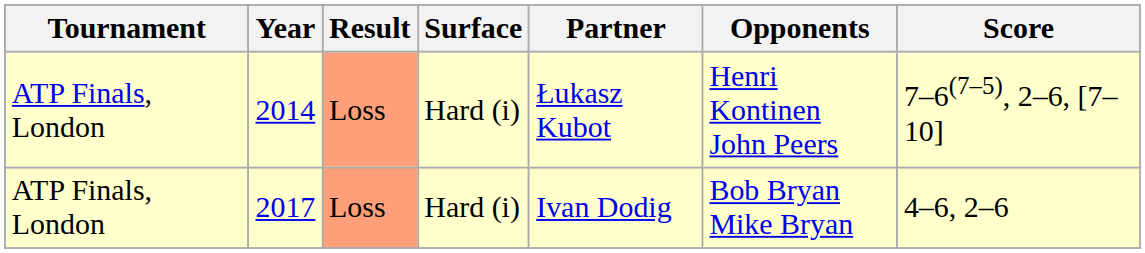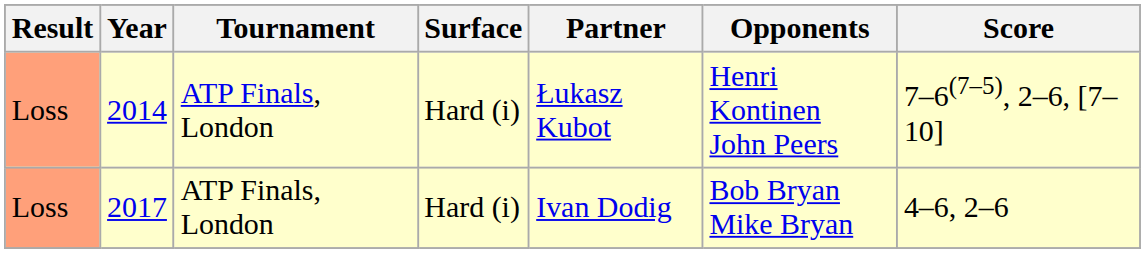columns swapped: (370, 28) <-> (127, 28)
